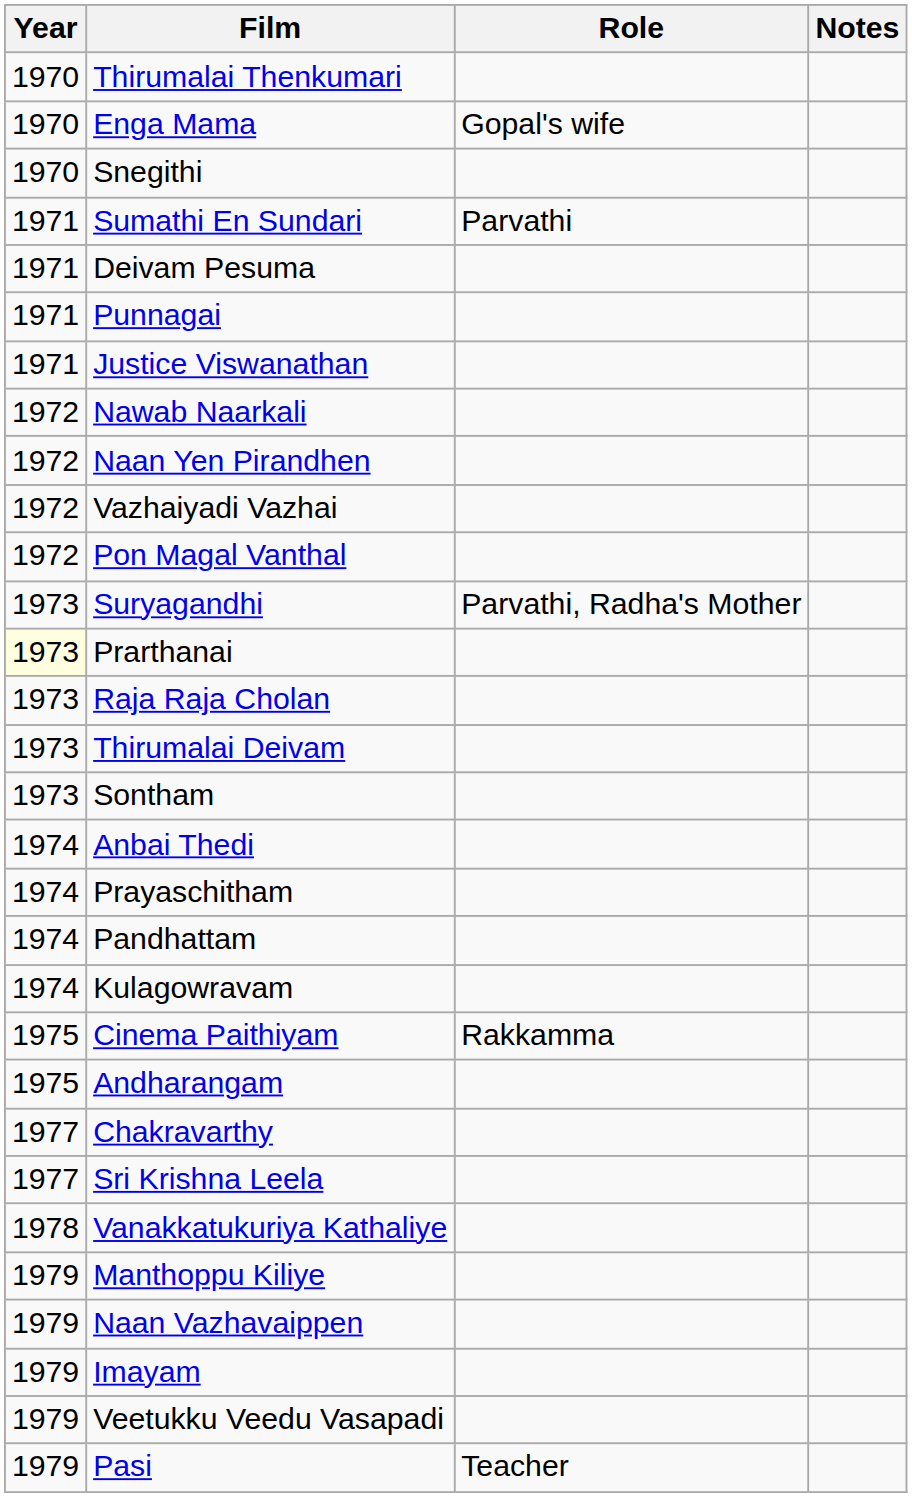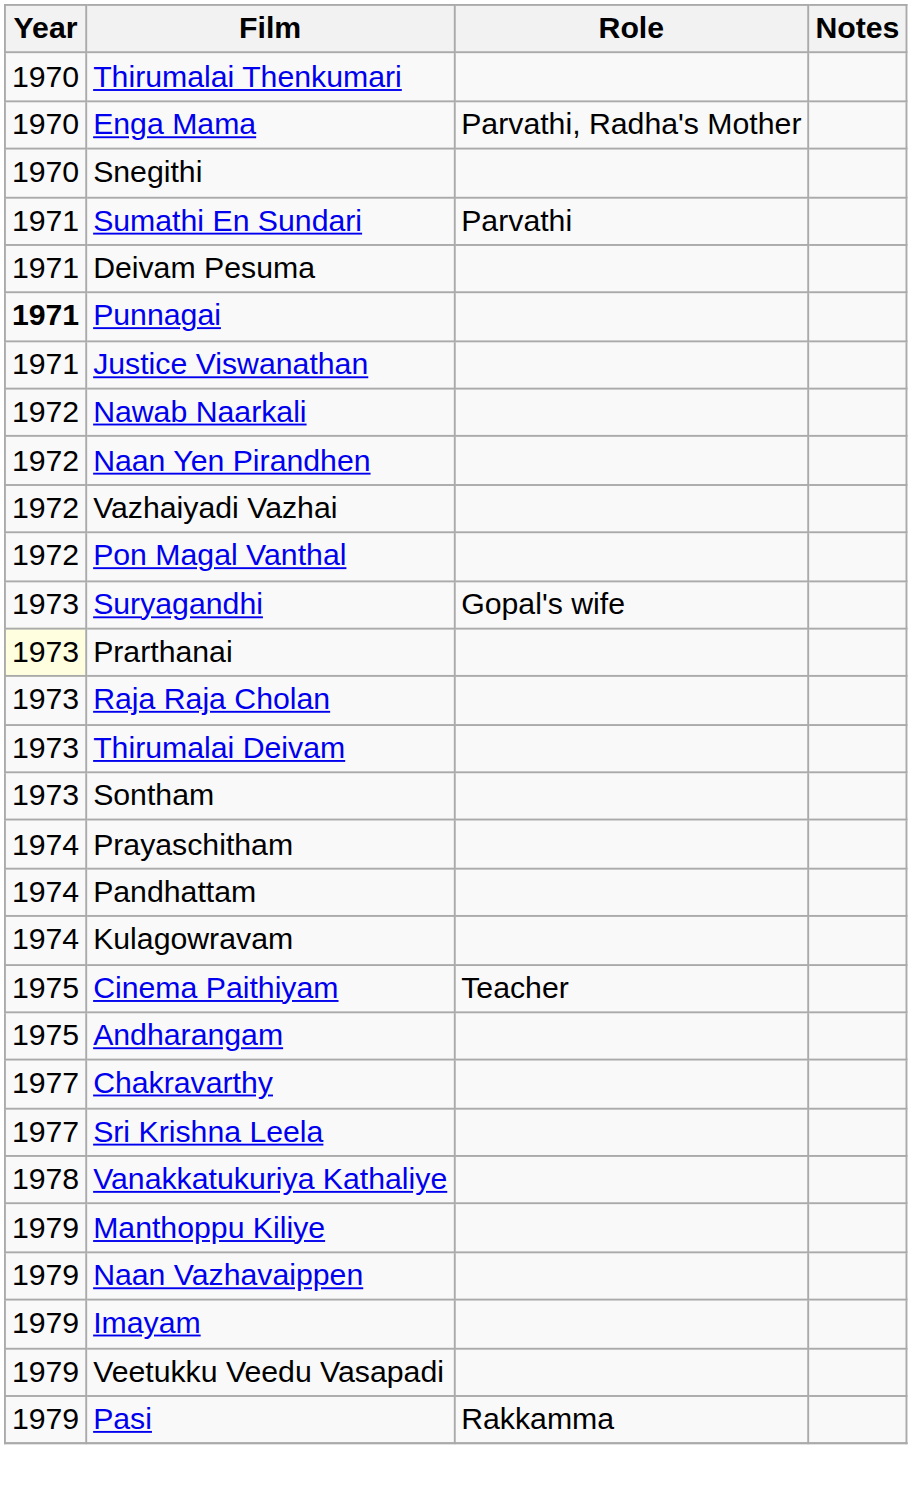(543, 124) Gopal's wife -> (631, 124) Parvathi, Radha's Mother
(46, 316) normal -> (46, 316) bold
(631, 603) Parvathi, Radha's Mother -> (543, 603) Gopal's wife
- row: (174, 843)
(538, 1035) Rakkamma -> (515, 987) Teacher
(515, 1467) Teacher -> (538, 1419) Rakkamma
